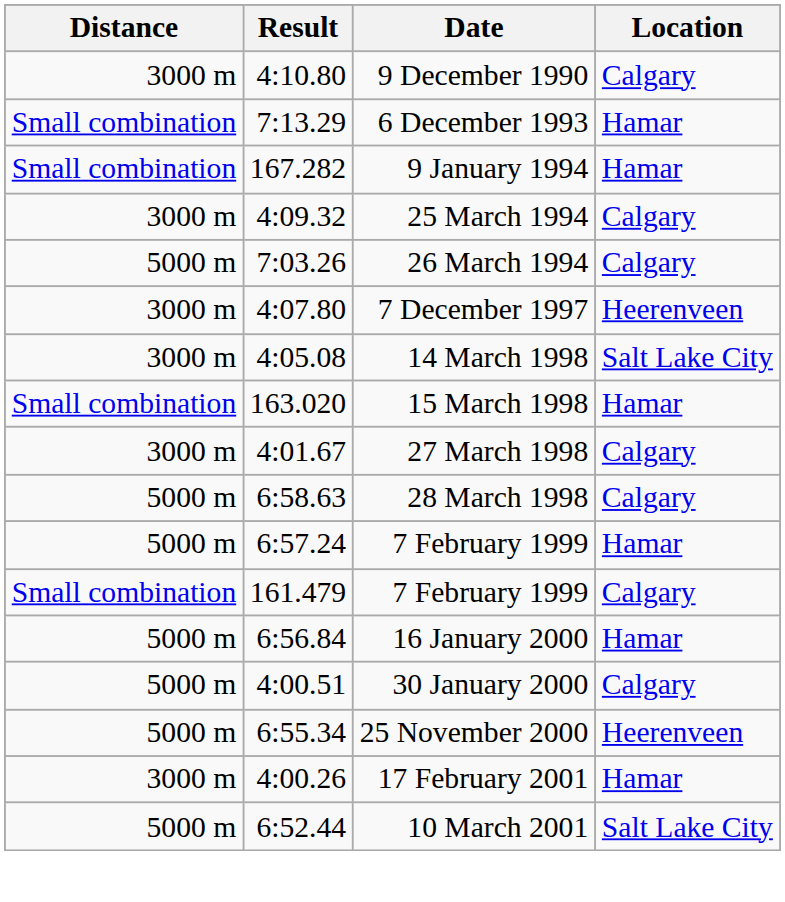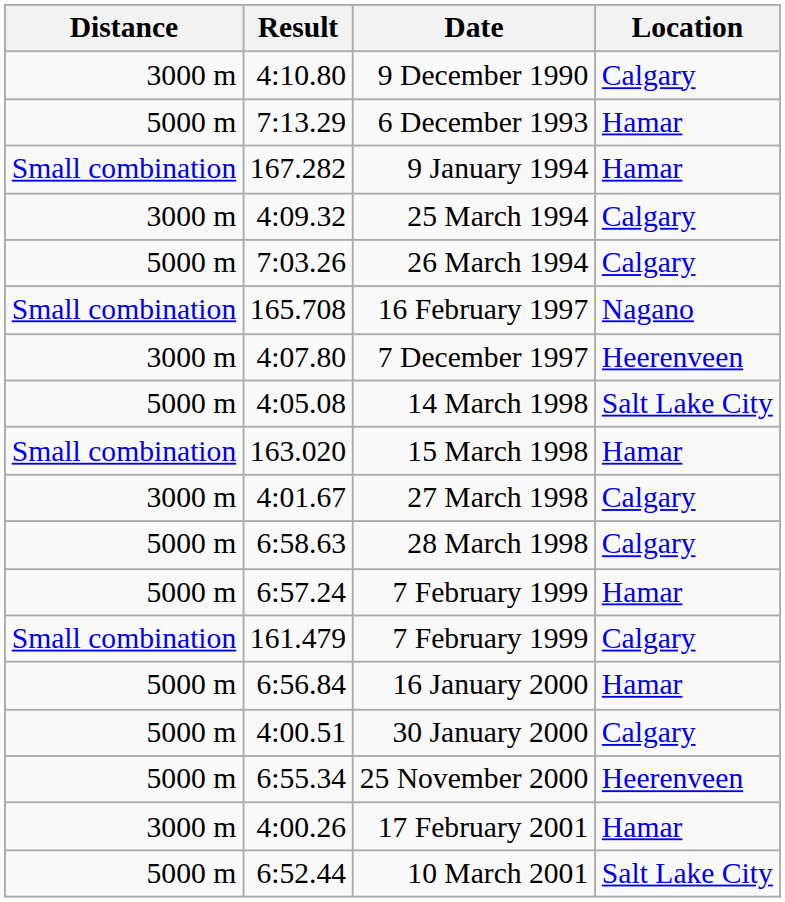(124, 121) Small combination -> (191, 121) 5000 m
+ row: (298, 309)
(191, 356) 3000 m -> (191, 403) 5000 m
